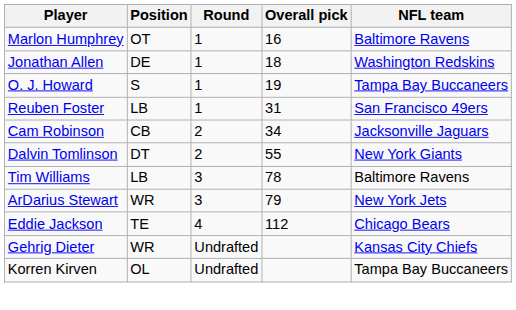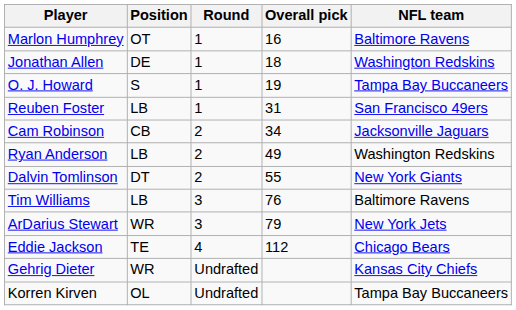+ row: (58, 154)
(273, 177) 78 -> (273, 200) 76
